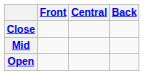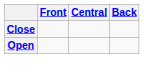- row: (21, 45)
